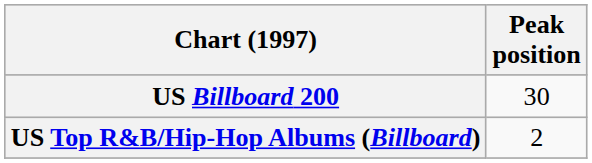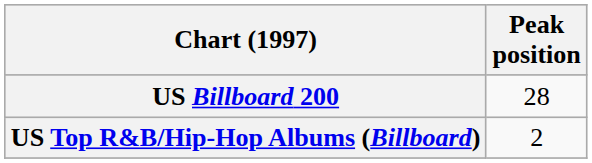(537, 95) 30 -> (537, 95) 28
